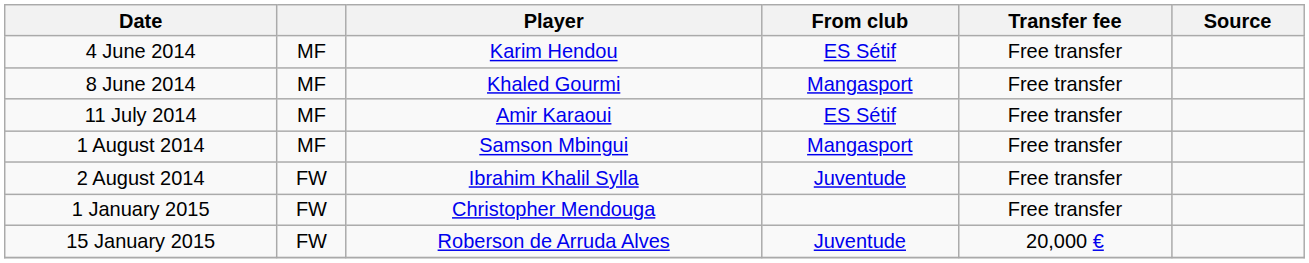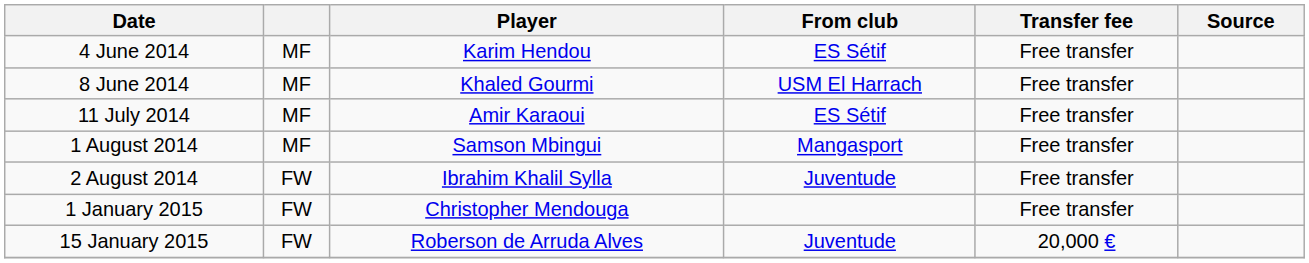(860, 83) Mangasport -> (850, 83) USM El Harrach
